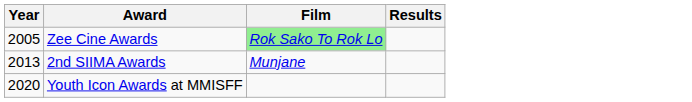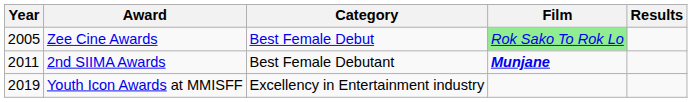+ column: (367, 16)
(24, 62) 2013 -> (23, 62) 2011
(277, 62) normal -> (520, 62) bold
(24, 85) 2020 -> (24, 85) 2019
